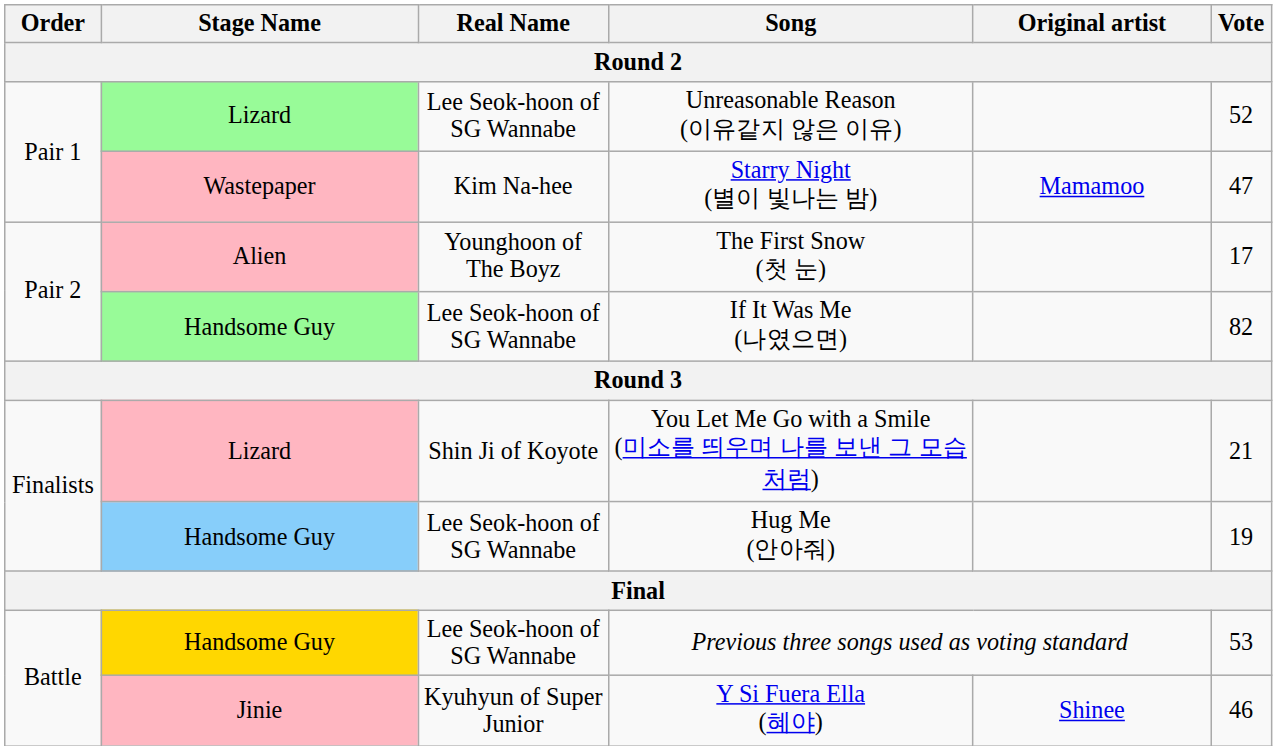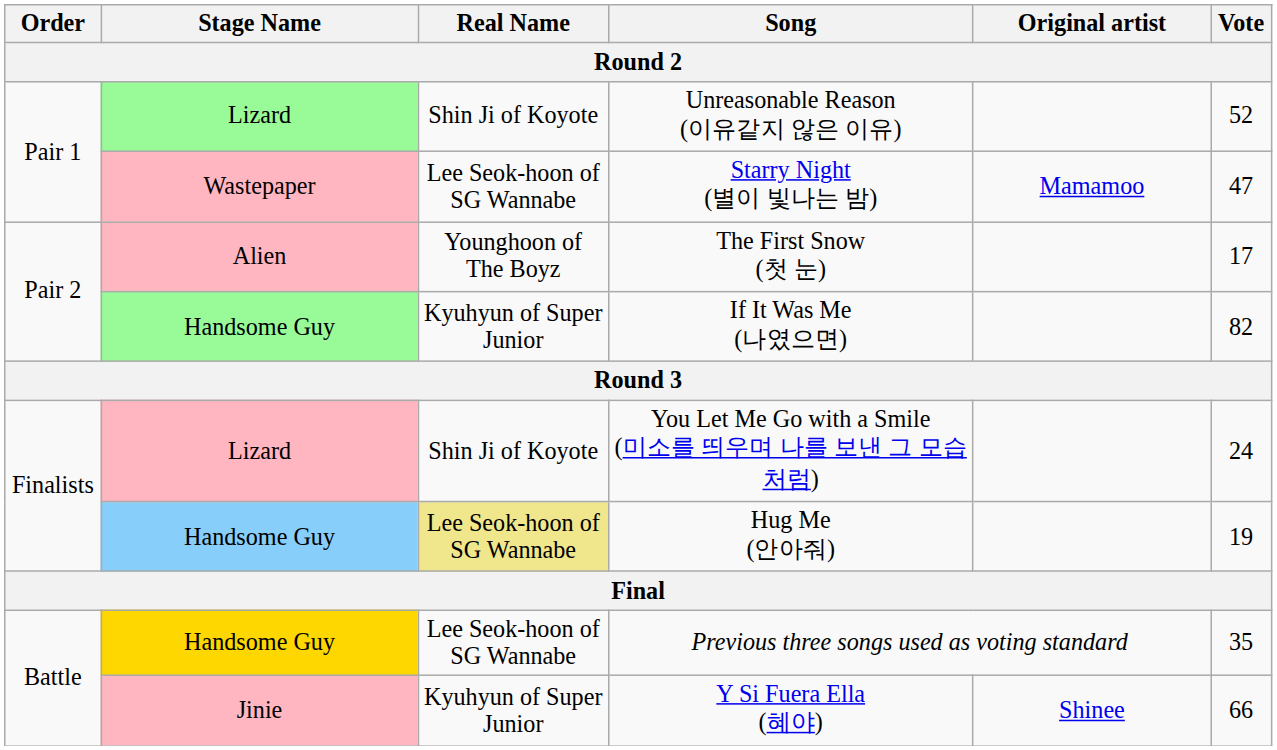(513, 116) Lee Seok-hoon of SG Wannabe -> (513, 116) Shin Ji of Koyote
(513, 186) Kim Na-hee -> (513, 186) Lee Seok-hoon of SG Wannabe
(513, 326) Lee Seok-hoon of SG Wannabe -> (513, 326) Kyuhyun of Super Junior
(1241, 450) 21 -> (1241, 450) 24
(513, 536) no background -> (513, 536) khaki background
(1241, 642) 53 -> (1241, 642) 35
(1241, 710) 46 -> (1241, 710) 66
